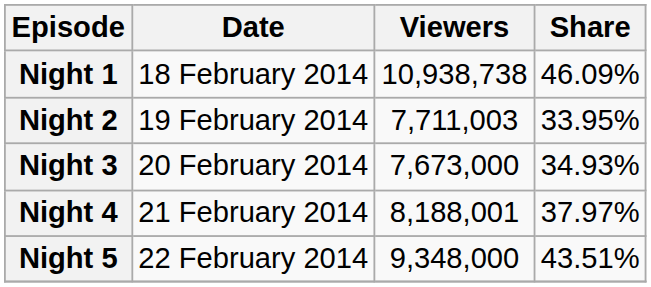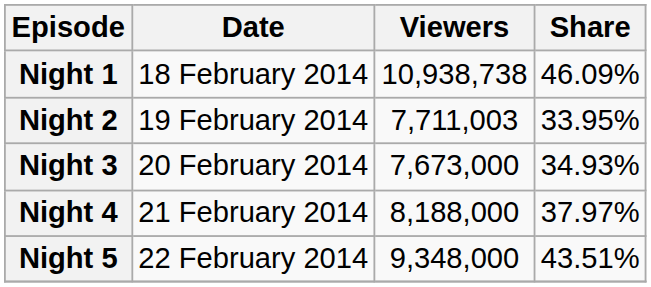(454, 212) 8,188,001 -> (454, 212) 8,188,000
